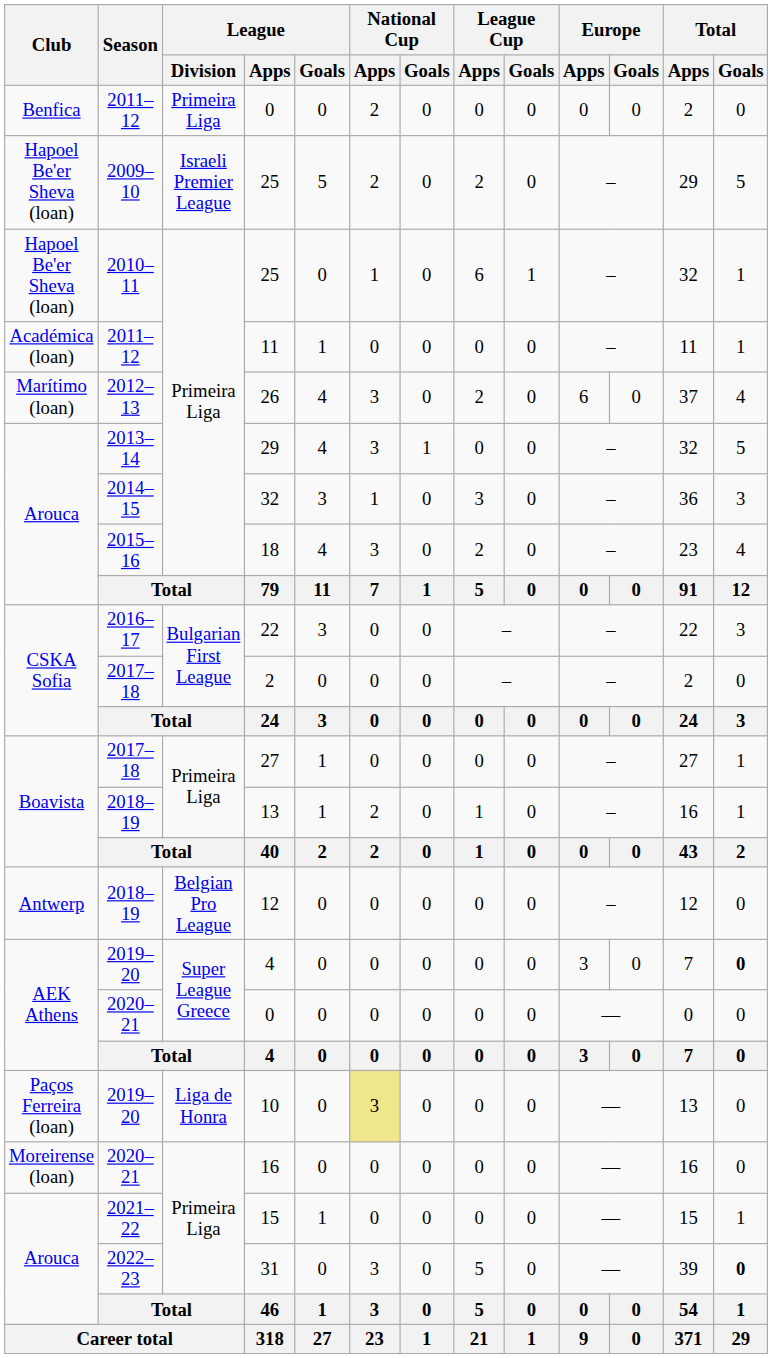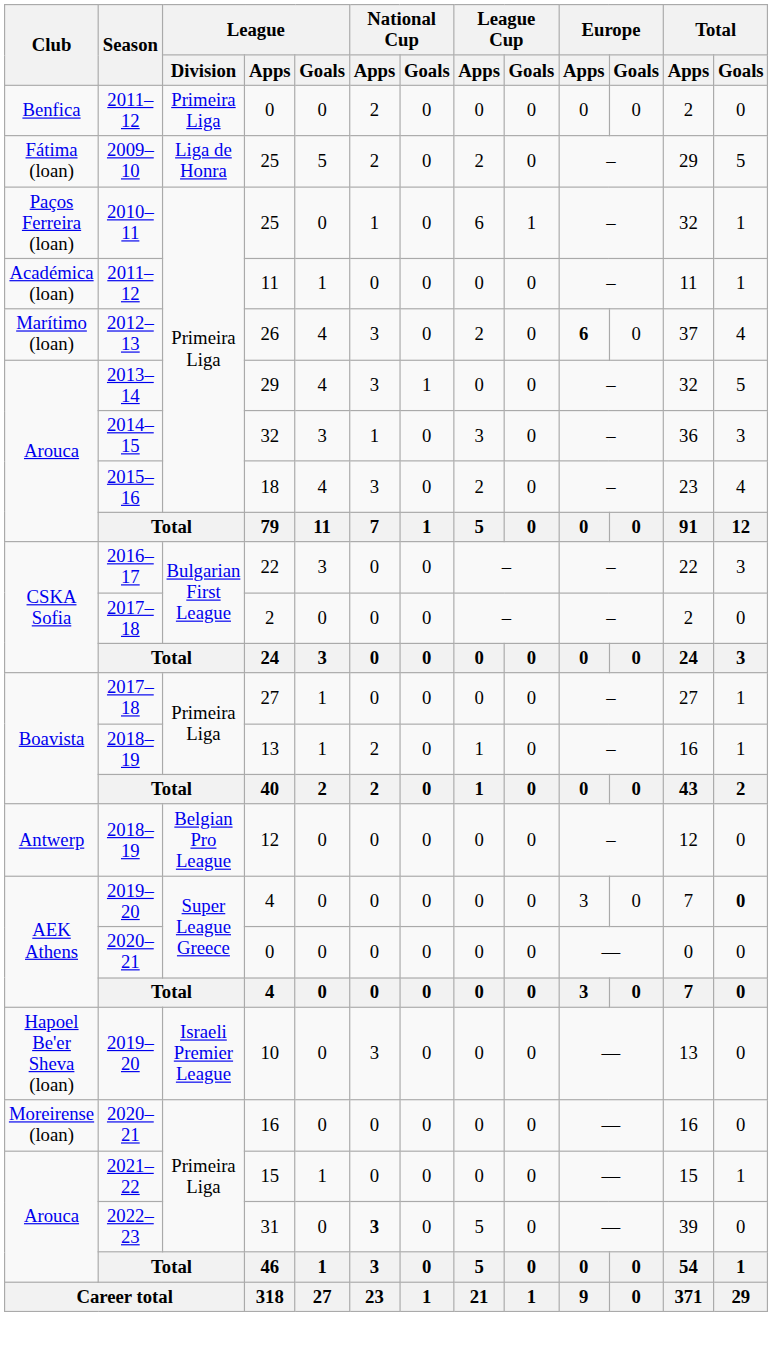(52, 182) Hapoel Be'er Sheva (loan) -> (52, 161) Fátima (loan)
(203, 182) Israeli Premier League -> (203, 161) Liga de Honra
(52, 274) Hapoel Be'er Sheva (loan) -> (52, 222) Paços Ferreira (loan)
(584, 397) normal -> (584, 334) bold
(52, 1106) Paços Ferreira (loan) -> (52, 1053) Hapoel Be'er Sheva (loan)
(203, 1106) Liga de Honra -> (203, 1053) Israeli Premier League
(374, 1106) khaki background -> (374, 1053) no background
(374, 1268) normal -> (374, 1226) bold
(741, 1268) bold -> (741, 1226) normal
